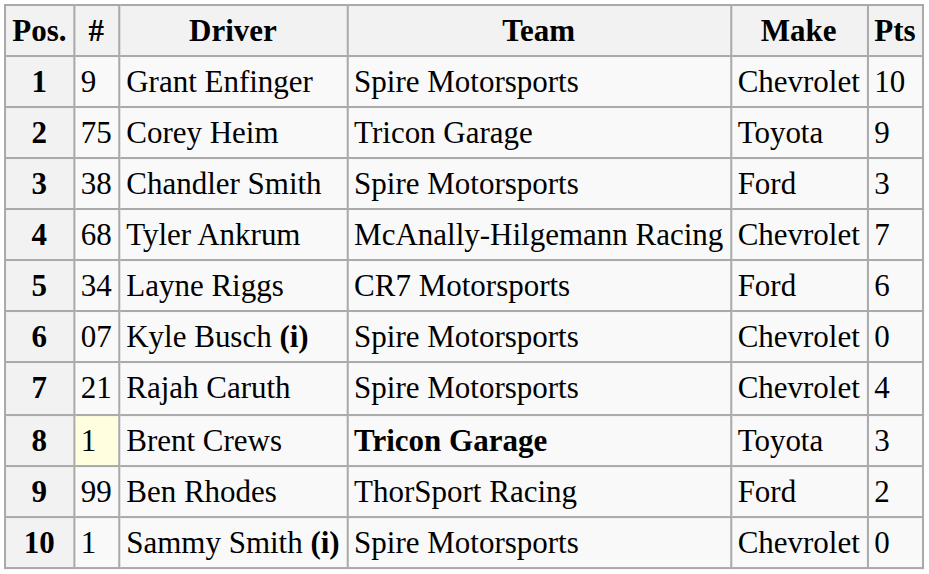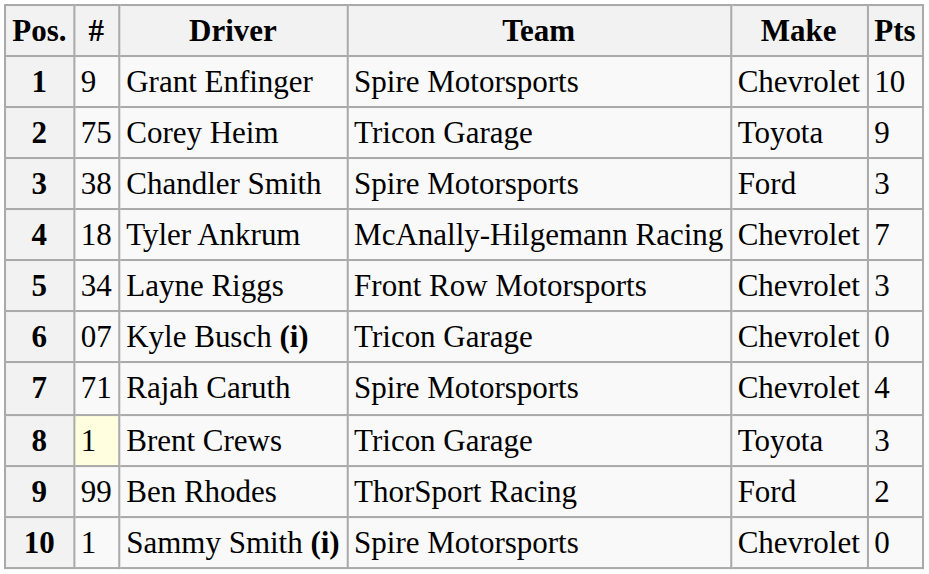(96, 234) 68 -> (96, 234) 18
(462, 285) CR7 Motorsports -> (500, 285) Front Row Motorsports
(767, 285) Ford -> (799, 285) Chevrolet
(882, 285) 6 -> (882, 285) 3
(466, 337) Spire Motorsports -> (443, 337) Tricon Garage
(96, 388) 21 -> (96, 388) 71
(451, 439) bold -> (443, 439) normal
